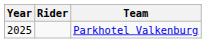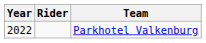(19, 30) 2025 -> (19, 30) 2022
